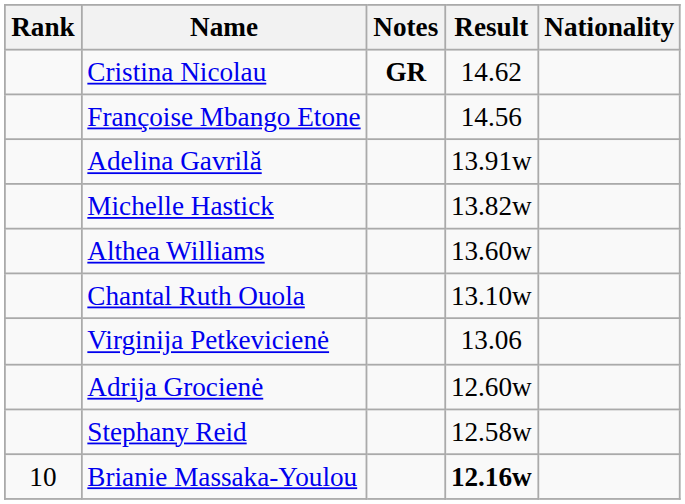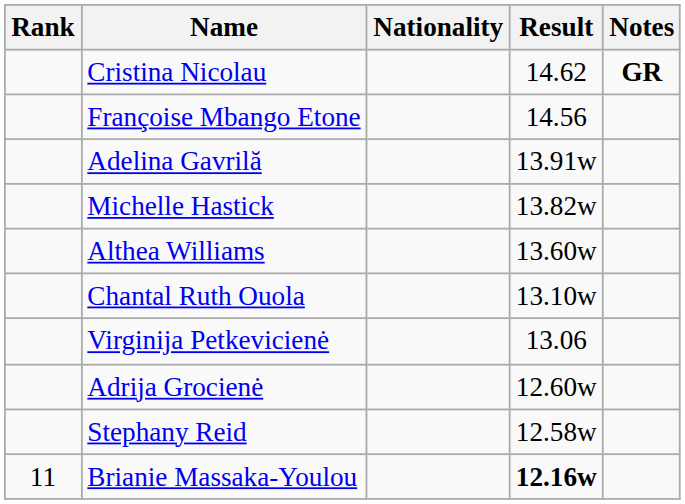columns swapped: (609, 27) <-> (406, 27)
(43, 475) 10 -> (43, 475) 11
